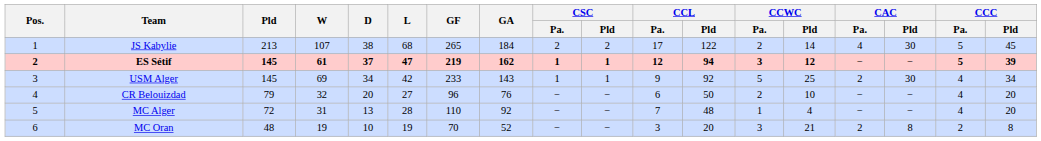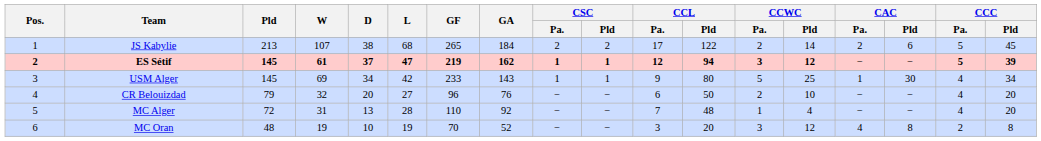(860, 45) 4 -> (860, 45) 2
(910, 45) 30 -> (910, 45) 6
(709, 78) 92 -> (709, 78) 80
(860, 78) 2 -> (860, 78) 1
(810, 128) 21 -> (810, 128) 12
(860, 128) 2 -> (860, 128) 4
